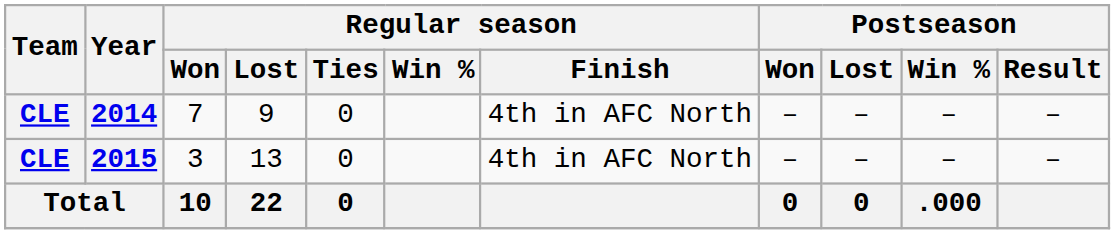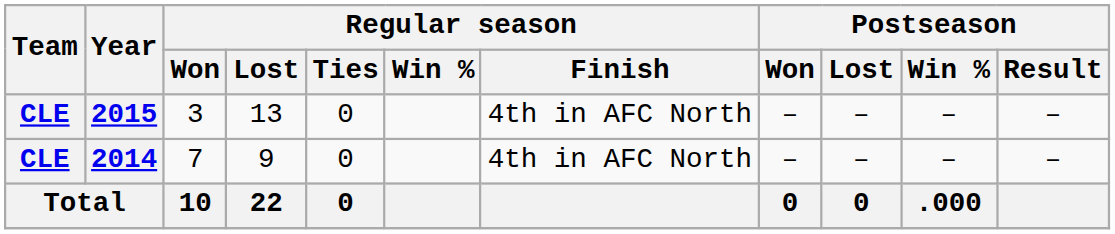rows swapped: (124, 117) <-> (124, 161)
